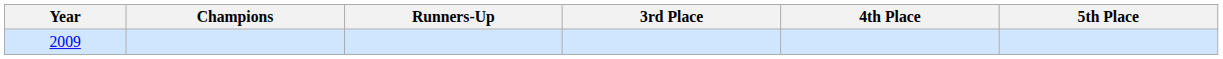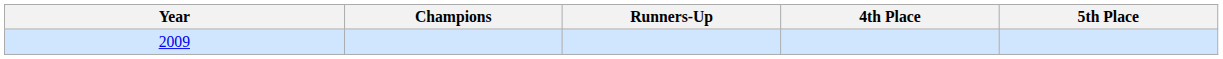- column: (672, 16)
